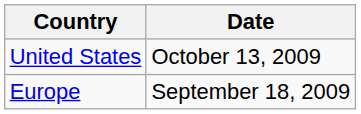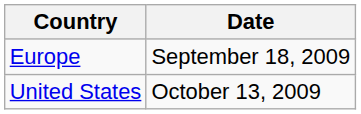rows swapped: (45, 91) <-> (76, 56)
